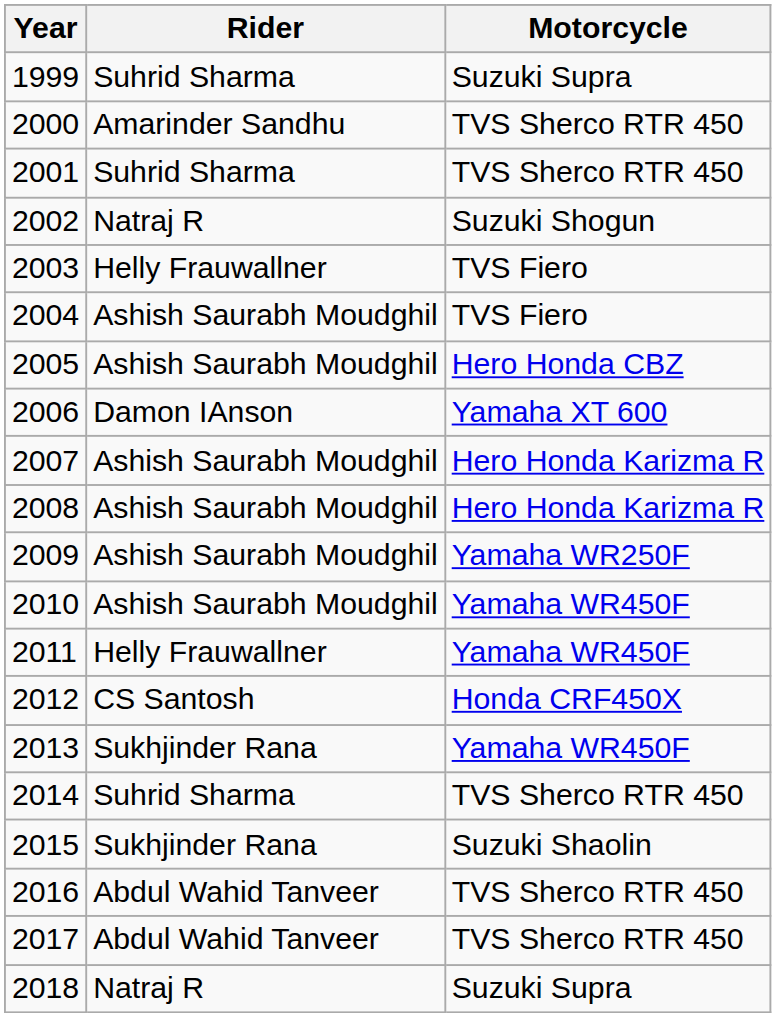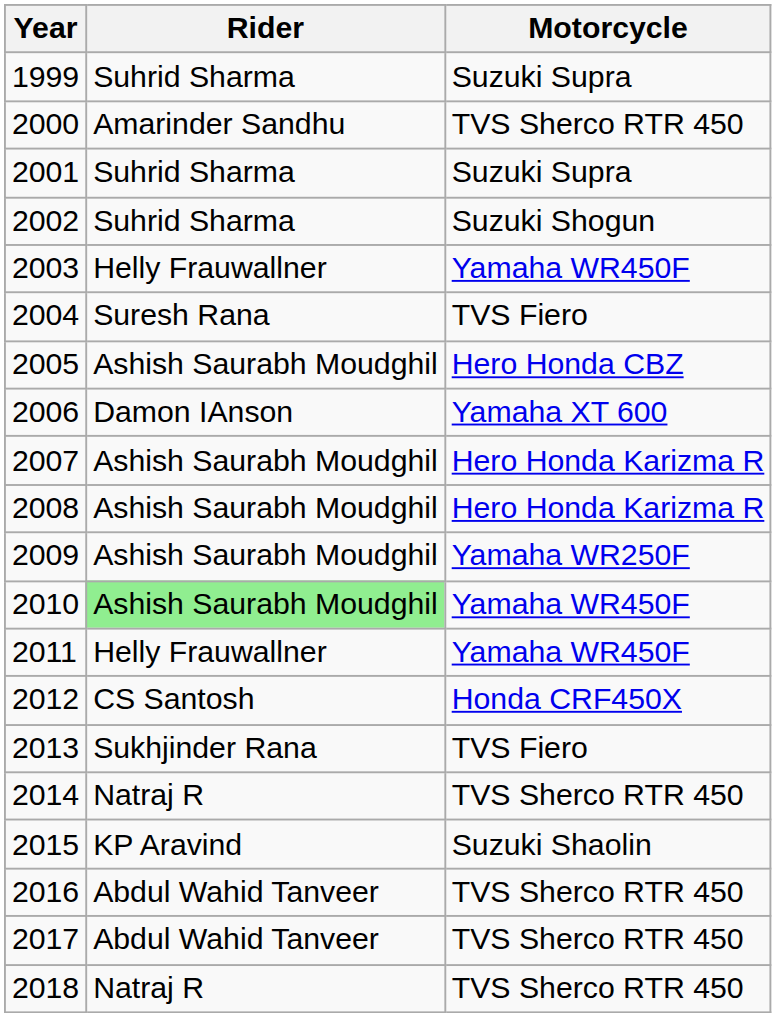(598, 172) TVS Sherco RTR 450 -> (542, 172) Suzuki Supra
(149, 220) Natraj R -> (194, 220) Suhrid Sharma
(520, 268) TVS Fiero -> (571, 268) Yamaha WR450F
(265, 316) Ashish Saurabh Moudghil -> (181, 316) Suresh Rana
(265, 603) no background -> (265, 603) lightgreen background
(571, 747) Yamaha WR450F -> (520, 747) TVS Fiero
(194, 795) Suhrid Sharma -> (149, 795) Natraj R
(205, 843) Sukhjinder Rana -> (168, 843) KP Aravind
(542, 987) Suzuki Supra -> (598, 987) TVS Sherco RTR 450
